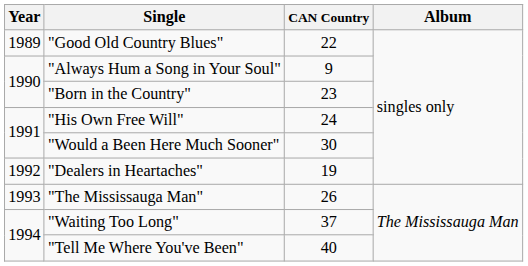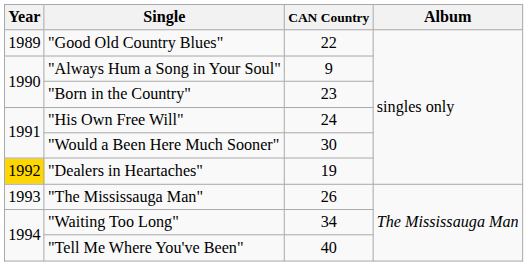(24, 171) no background -> (24, 171) gold background
(329, 222) 37 -> (329, 222) 34
